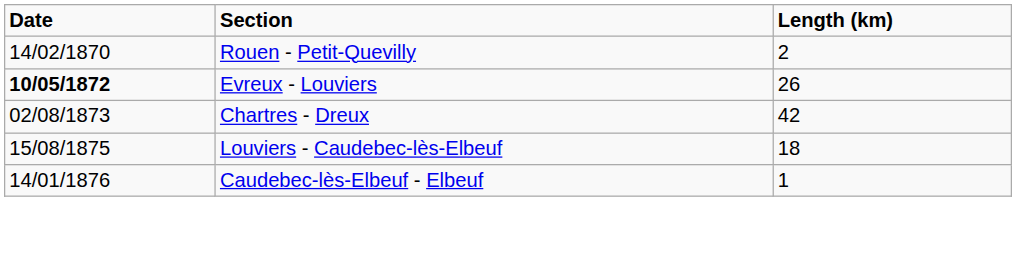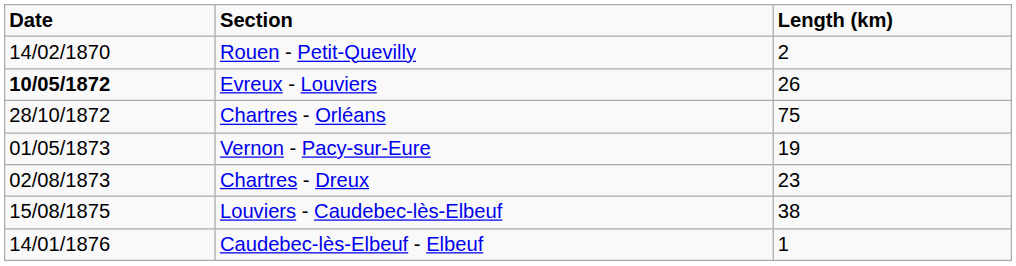+ row: (303, 116)
+ row: (325, 148)
(789, 116) 42 -> (789, 180) 23
(789, 148) 18 -> (789, 212) 38
